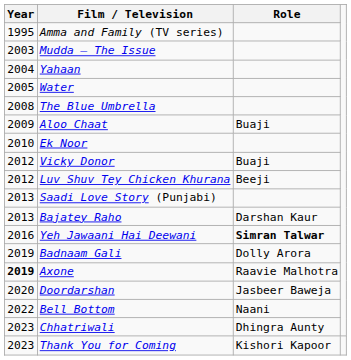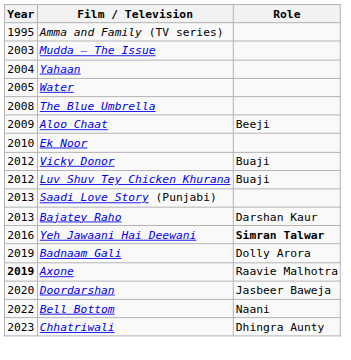(253, 124) Buaji -> (253, 124) Beeji
(253, 180) Beeji -> (253, 180) Buaji
- row: (108, 345)
